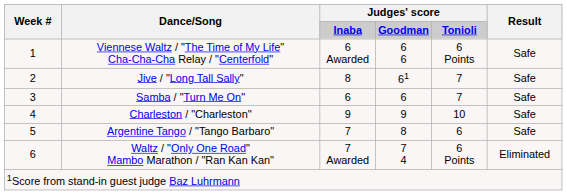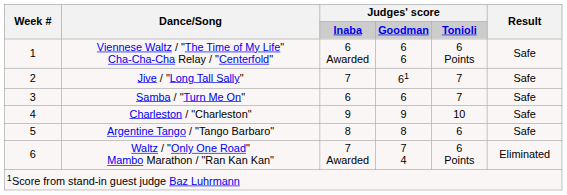(348, 78) 8 -> (348, 78) 7
(348, 131) 7 -> (348, 131) 8
